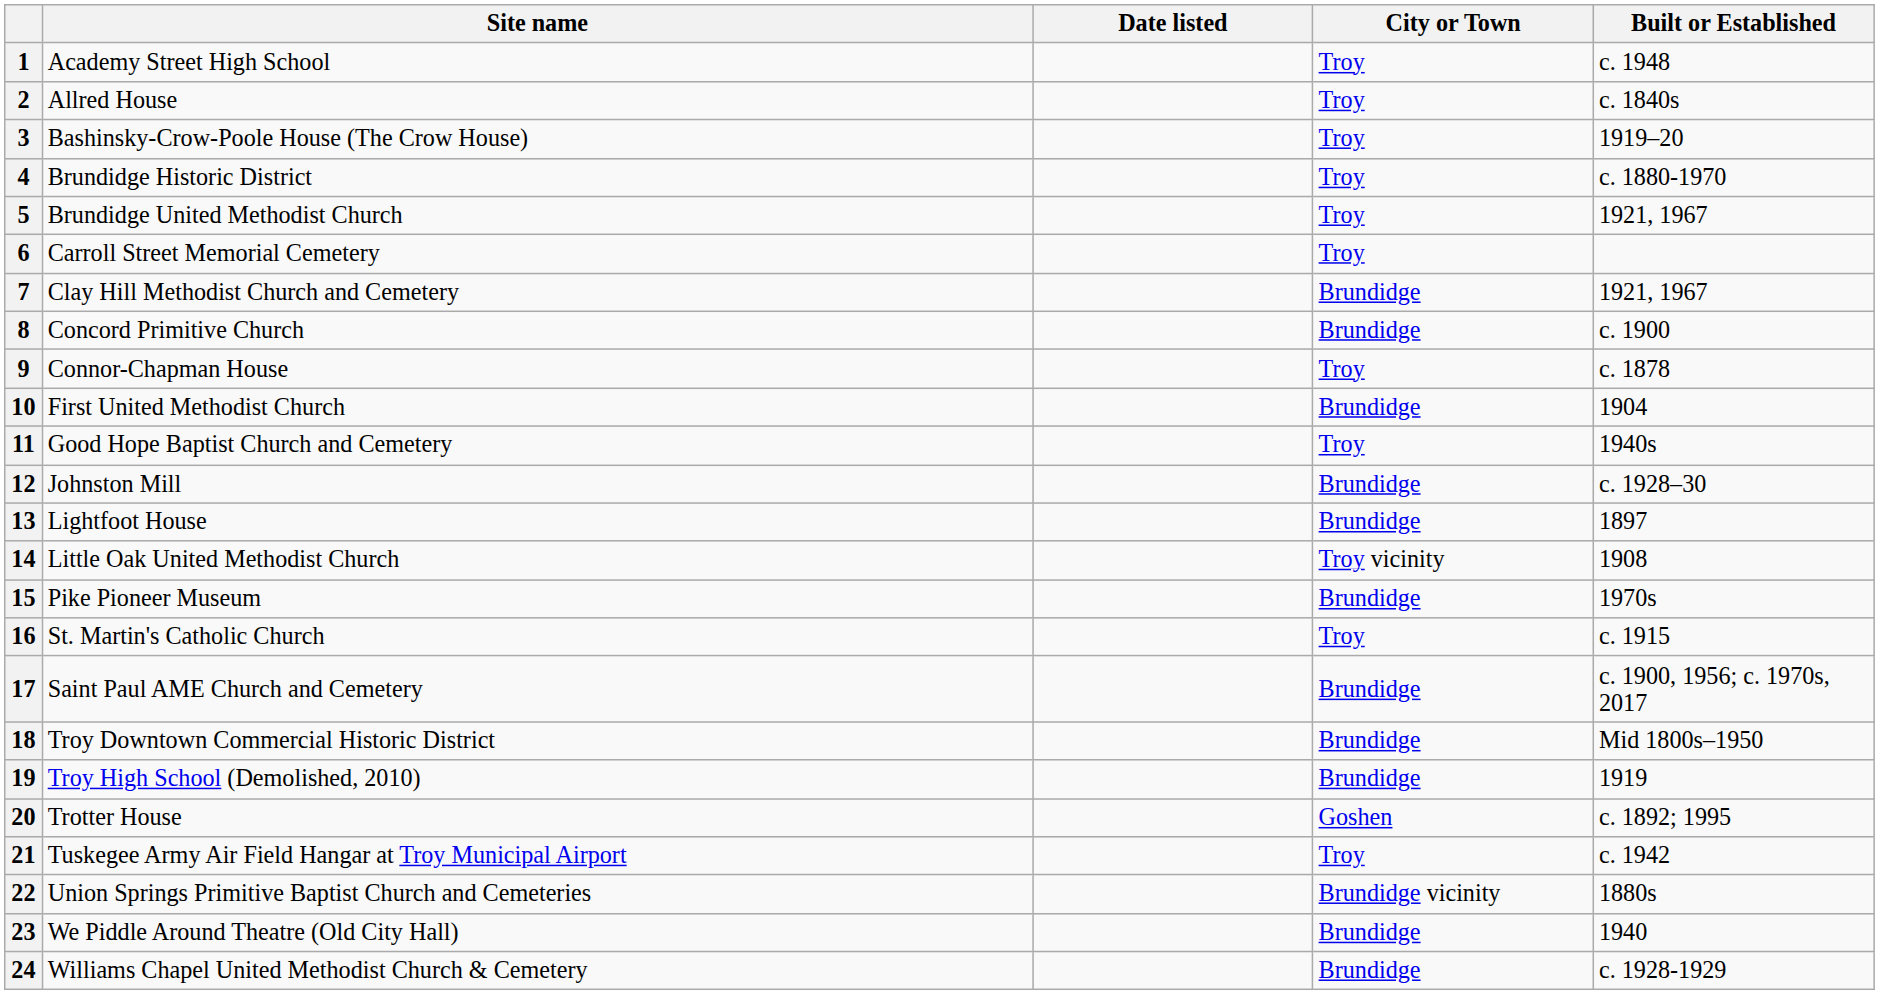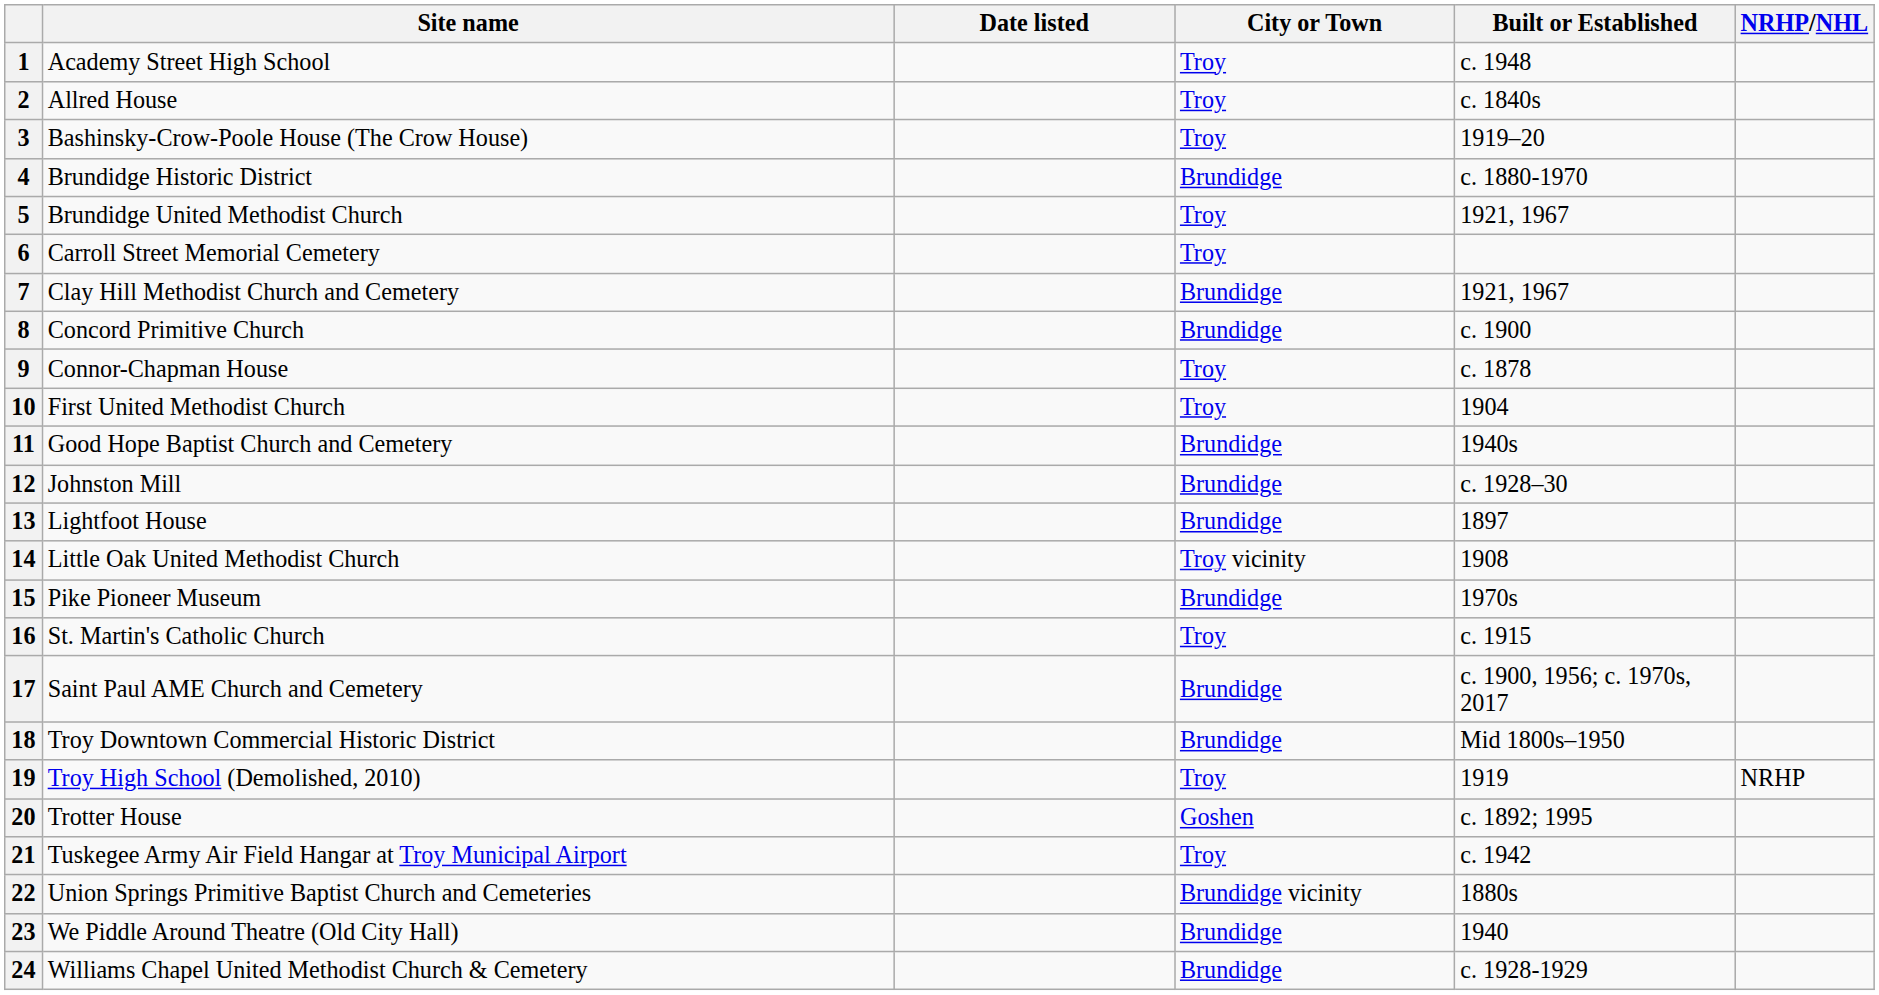+ column: (1804, 23)
(1342, 176) Troy -> (1231, 176) Brundidge
(1370, 406) Brundidge -> (1203, 406) Troy
(1342, 445) Troy -> (1231, 445) Brundidge
(1370, 778) Brundidge -> (1203, 778) Troy
